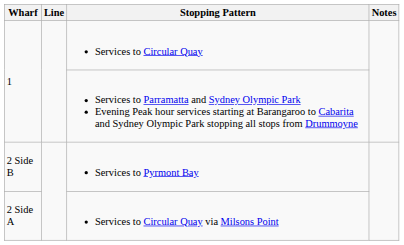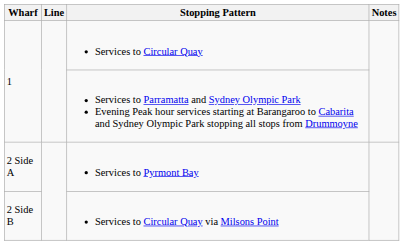(20, 166) 2 Side B -> (20, 166) 2 Side A
(20, 215) 2 Side A -> (20, 215) 2 Side B
